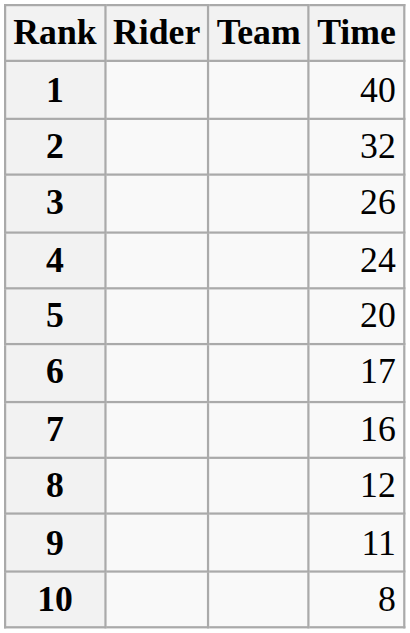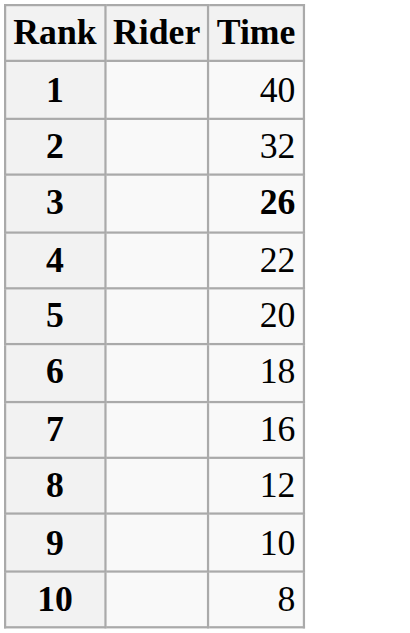- column: (259, 32)
(378, 202) normal -> (278, 202) bold
(378, 259) 24 -> (278, 259) 22
(378, 372) 17 -> (278, 372) 18
(379, 542) 11 -> (278, 542) 10
